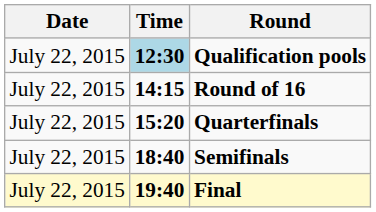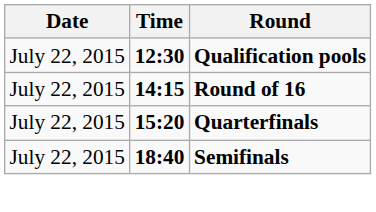(159, 55) lightblue background -> (159, 55) no background
- row: (218, 190)
